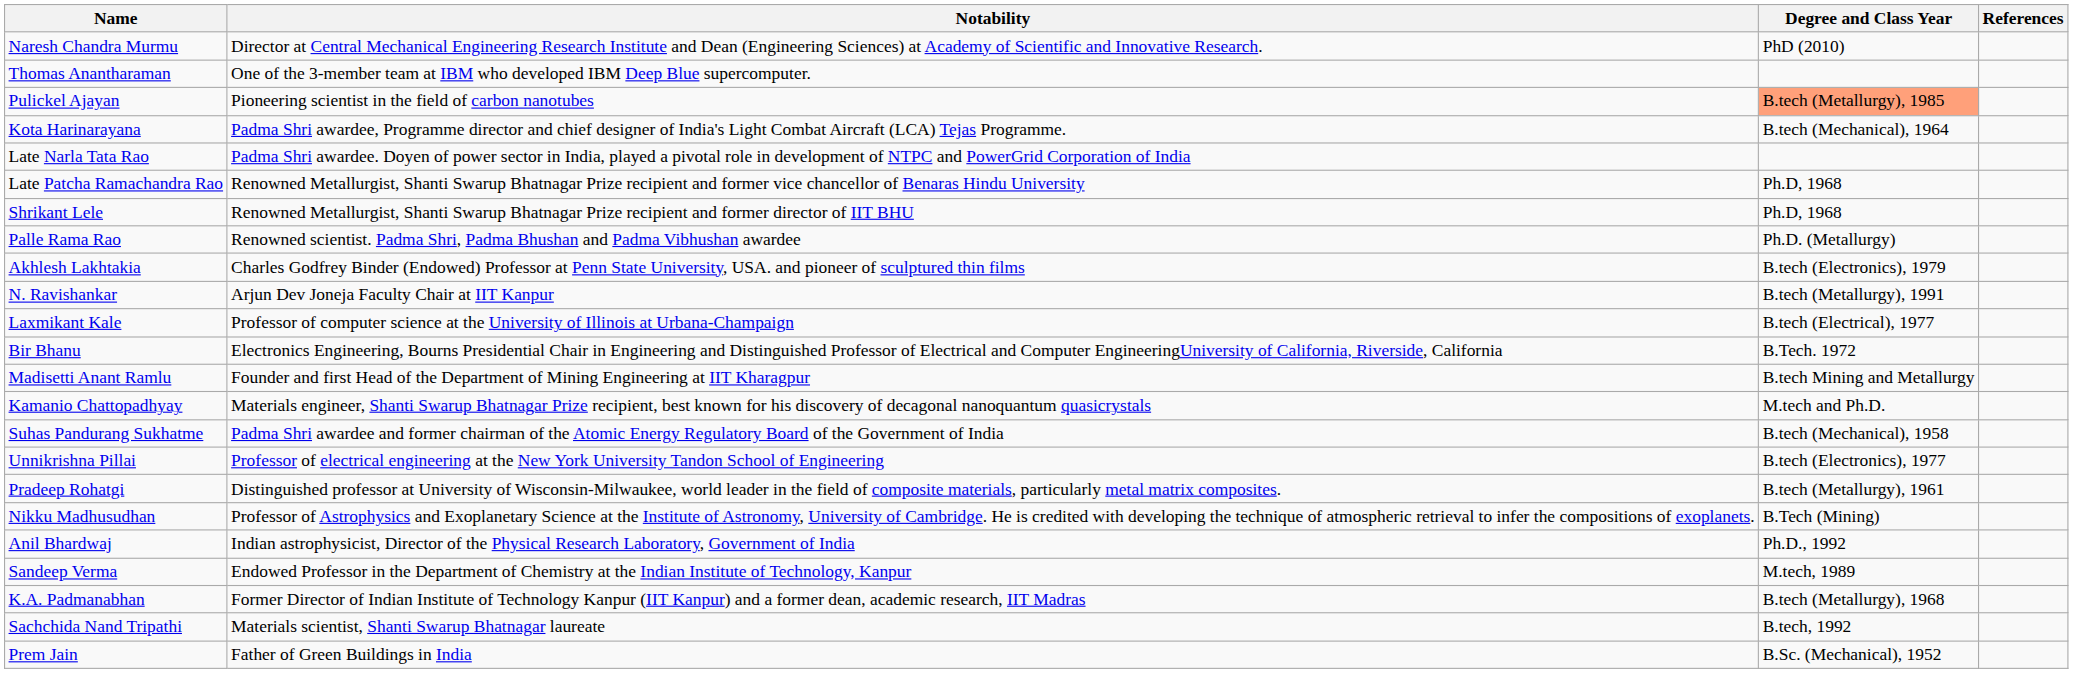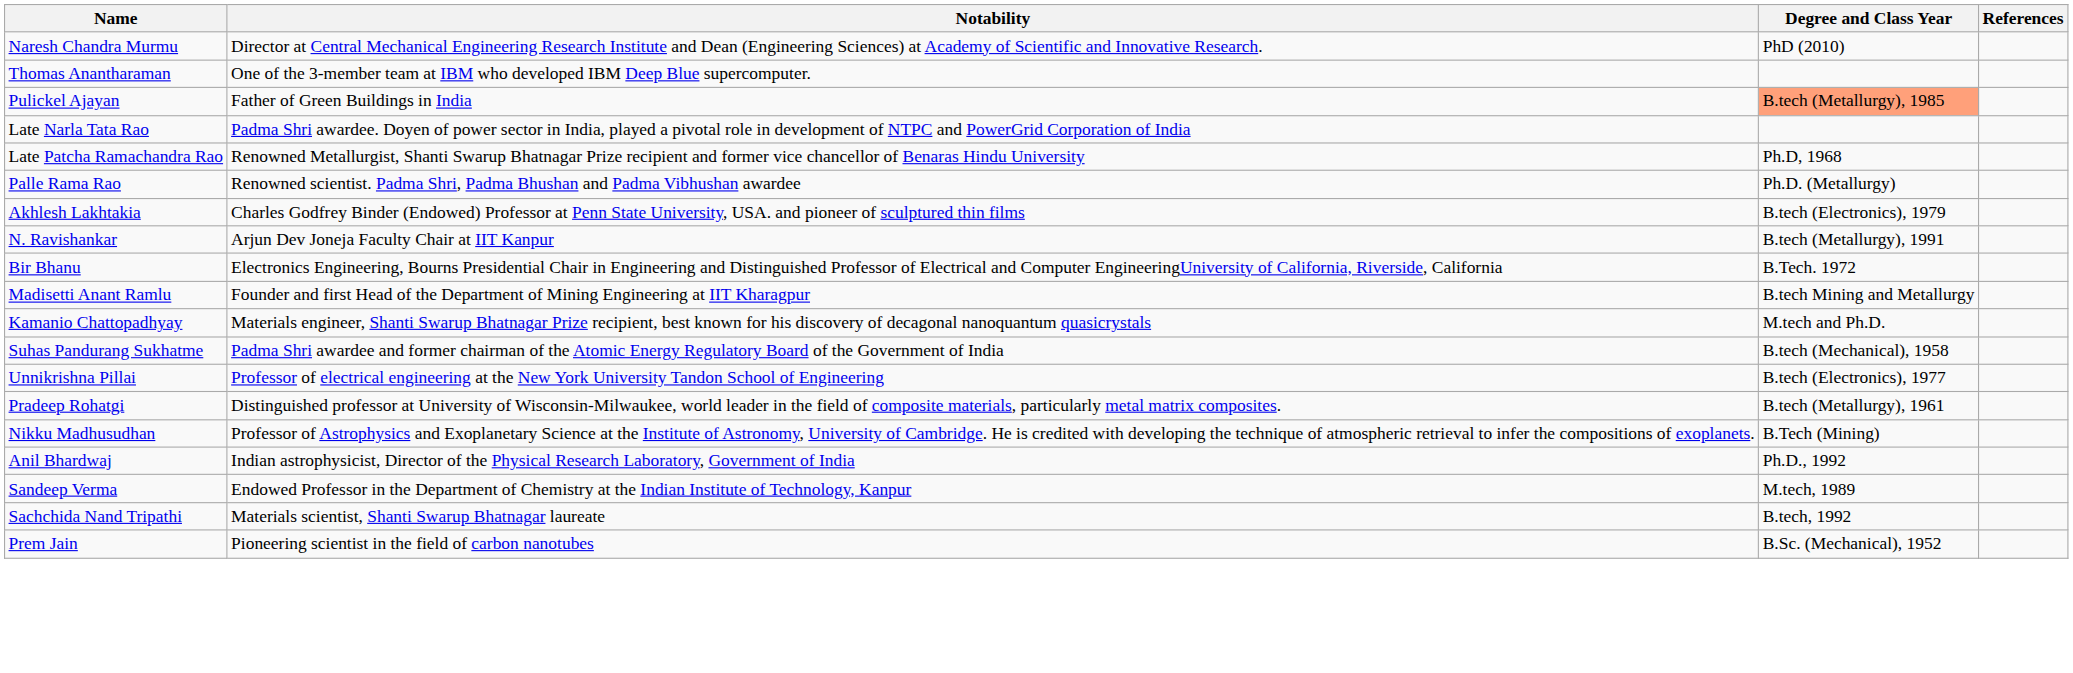(412, 101) Pioneering scientist in the field of carbon nanotubes -> (351, 101) Father of Green Buildings in India
- row: (75, 128)
- row: (56, 211)
- row: (65, 322)
- row: (77, 599)
(351, 654) Father of Green Buildings in India -> (412, 543) Pioneering scientist in the field of carbon nanotubes
